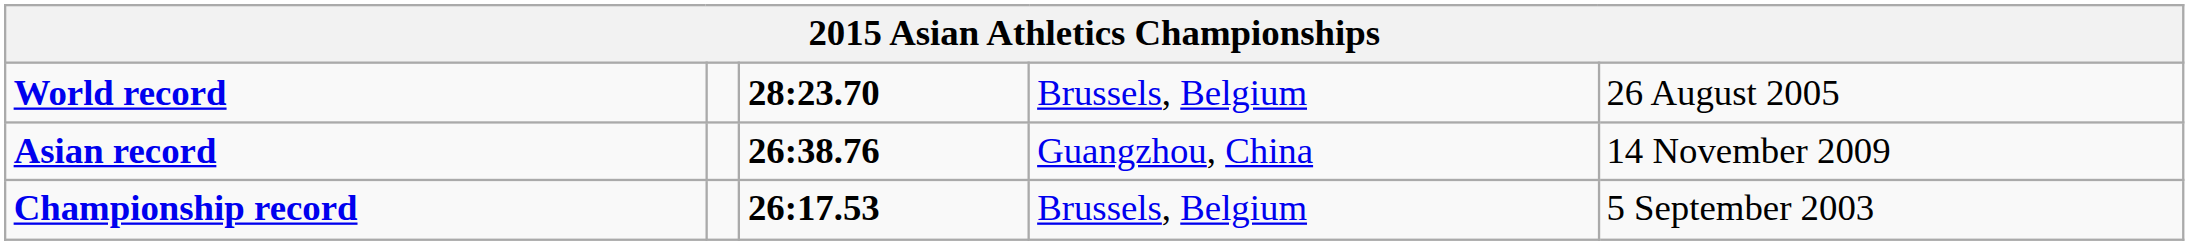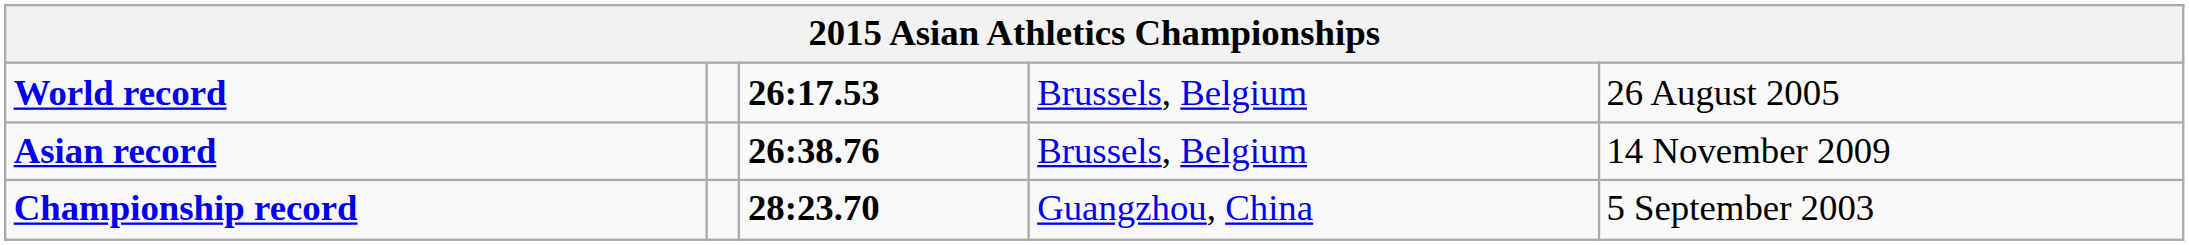(814, 92) 28:23.70 -> (814, 92) 26:17.53
(1175, 150) Guangzhou, China -> (1172, 150) Brussels, Belgium
(814, 208) 26:17.53 -> (814, 208) 28:23.70
(1172, 208) Brussels, Belgium -> (1175, 208) Guangzhou, China
